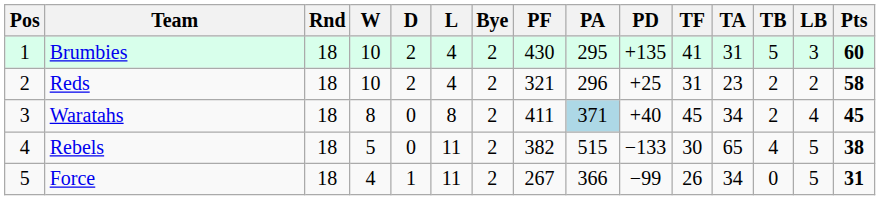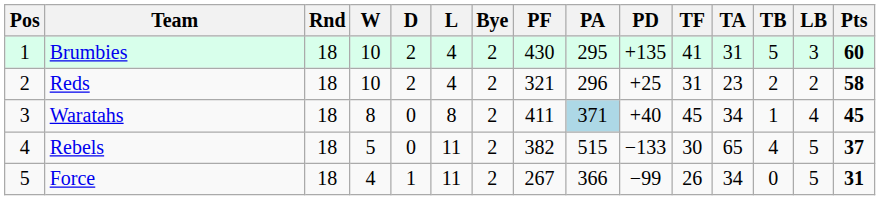(773, 115) 2 -> (773, 115) 1
(854, 147) 38 -> (854, 147) 37
